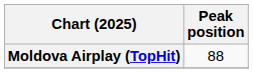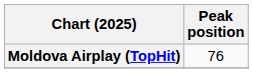(216, 56) 88 -> (216, 56) 76
